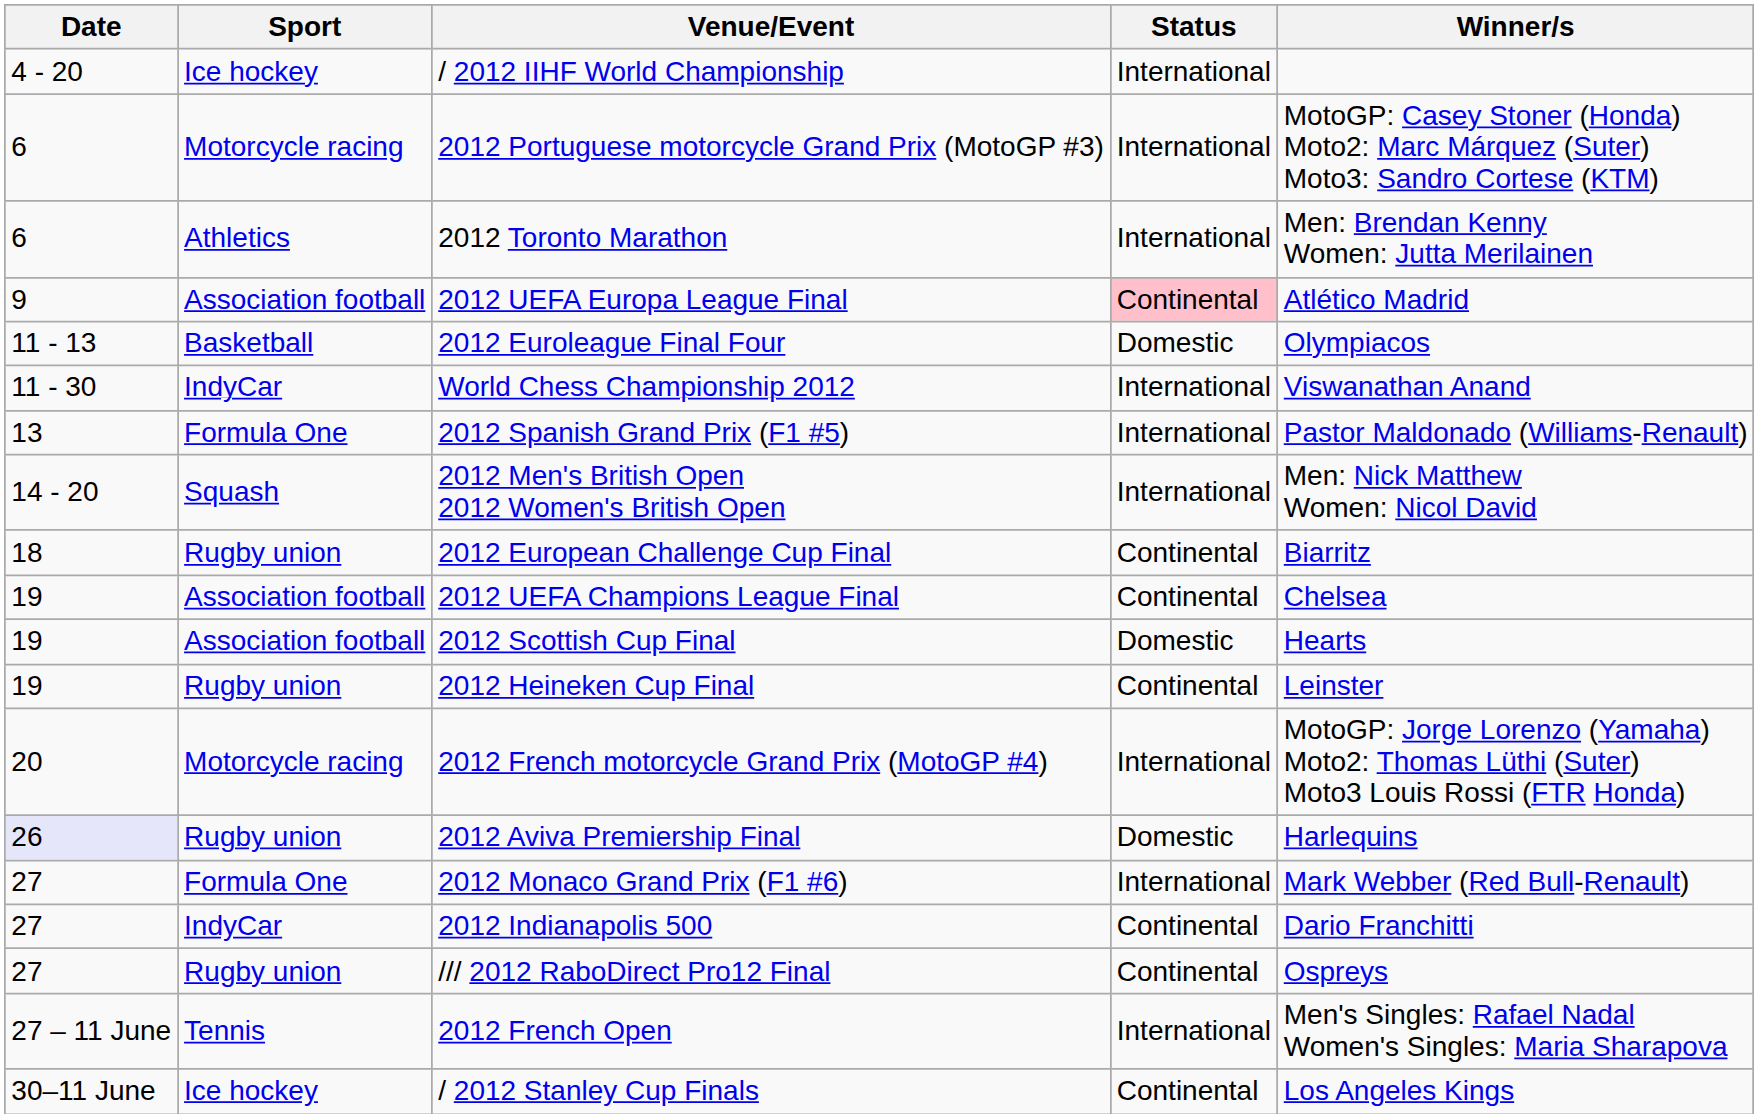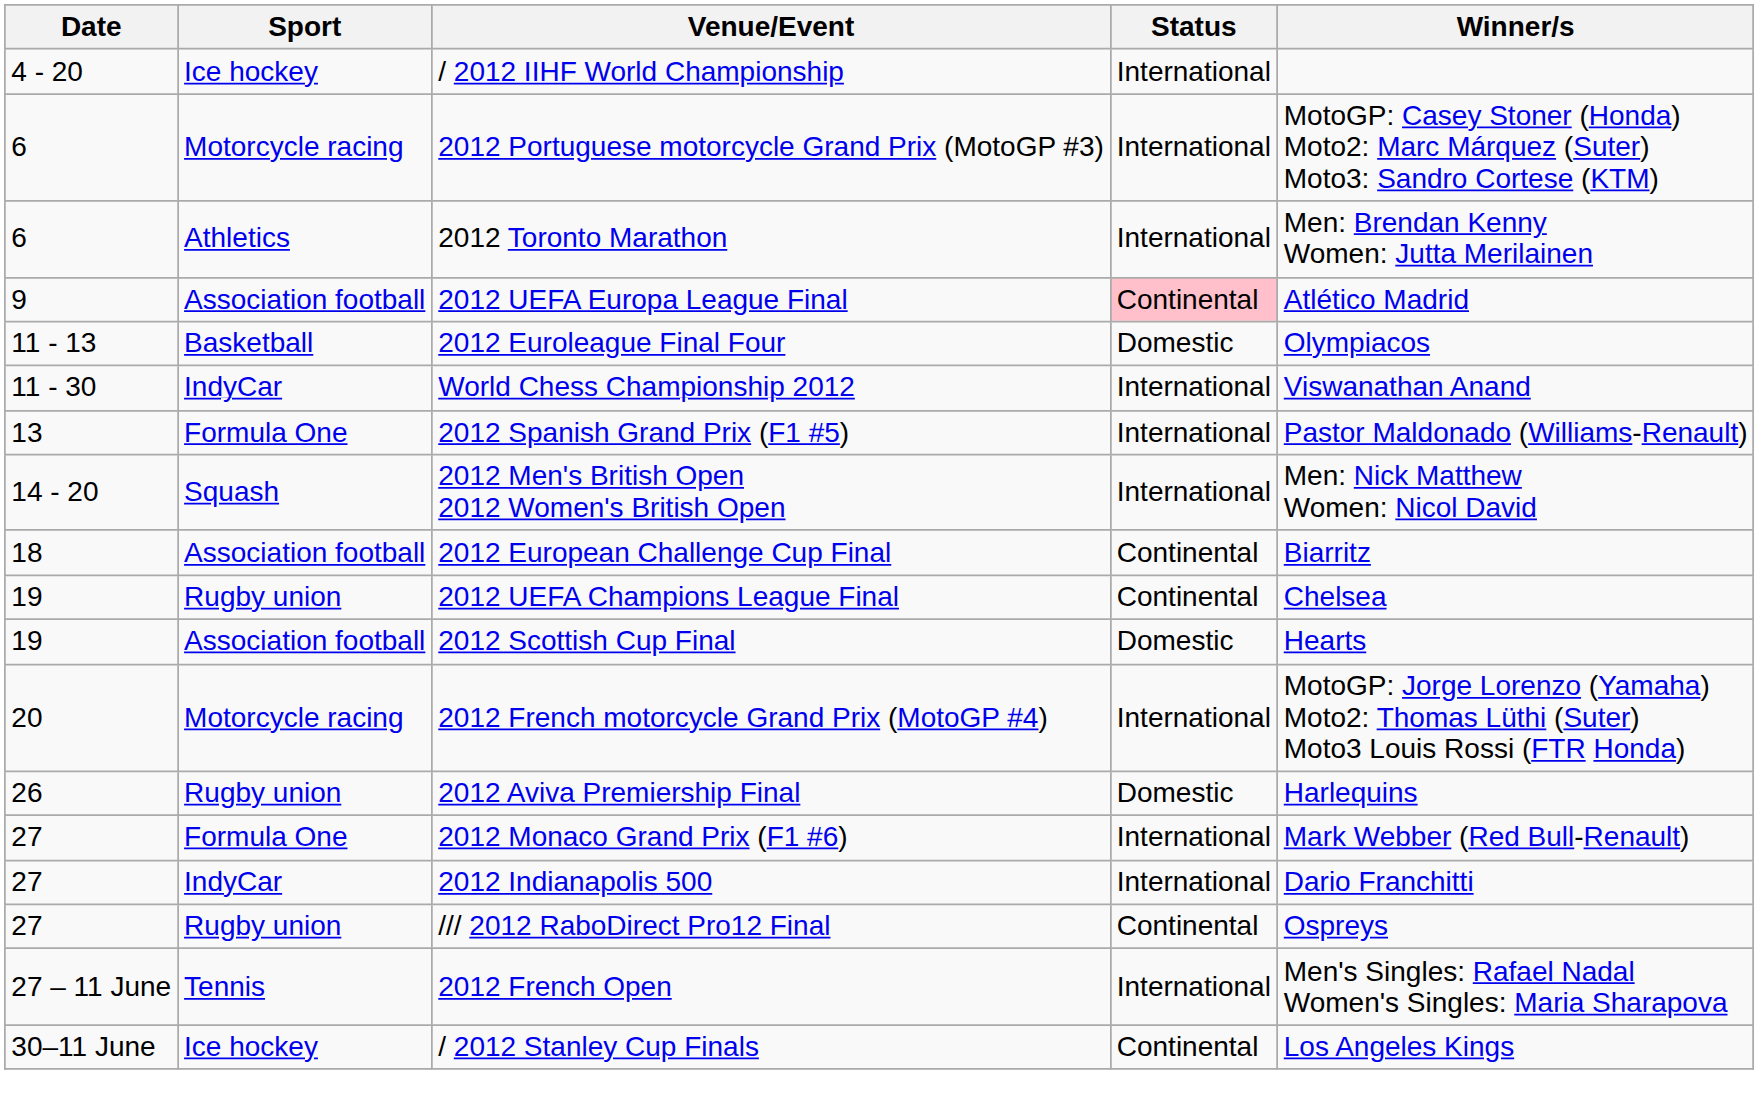(263, 552) Rugby union -> (305, 552) Association football
(305, 596) Association football -> (263, 596) Rugby union
- row: (596, 685)
(27, 837) lavender background -> (27, 792) no background
(1188, 926) Continental -> (1194, 881) International
